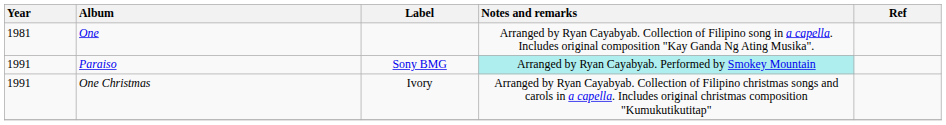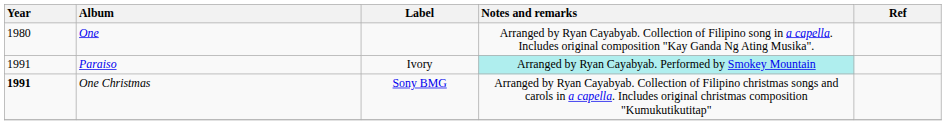(19, 32) 1981 -> (19, 32) 1980
(420, 64) Sony BMG -> (420, 64) Ivory
(19, 83) normal -> (19, 83) bold
(420, 83) Ivory -> (420, 83) Sony BMG
